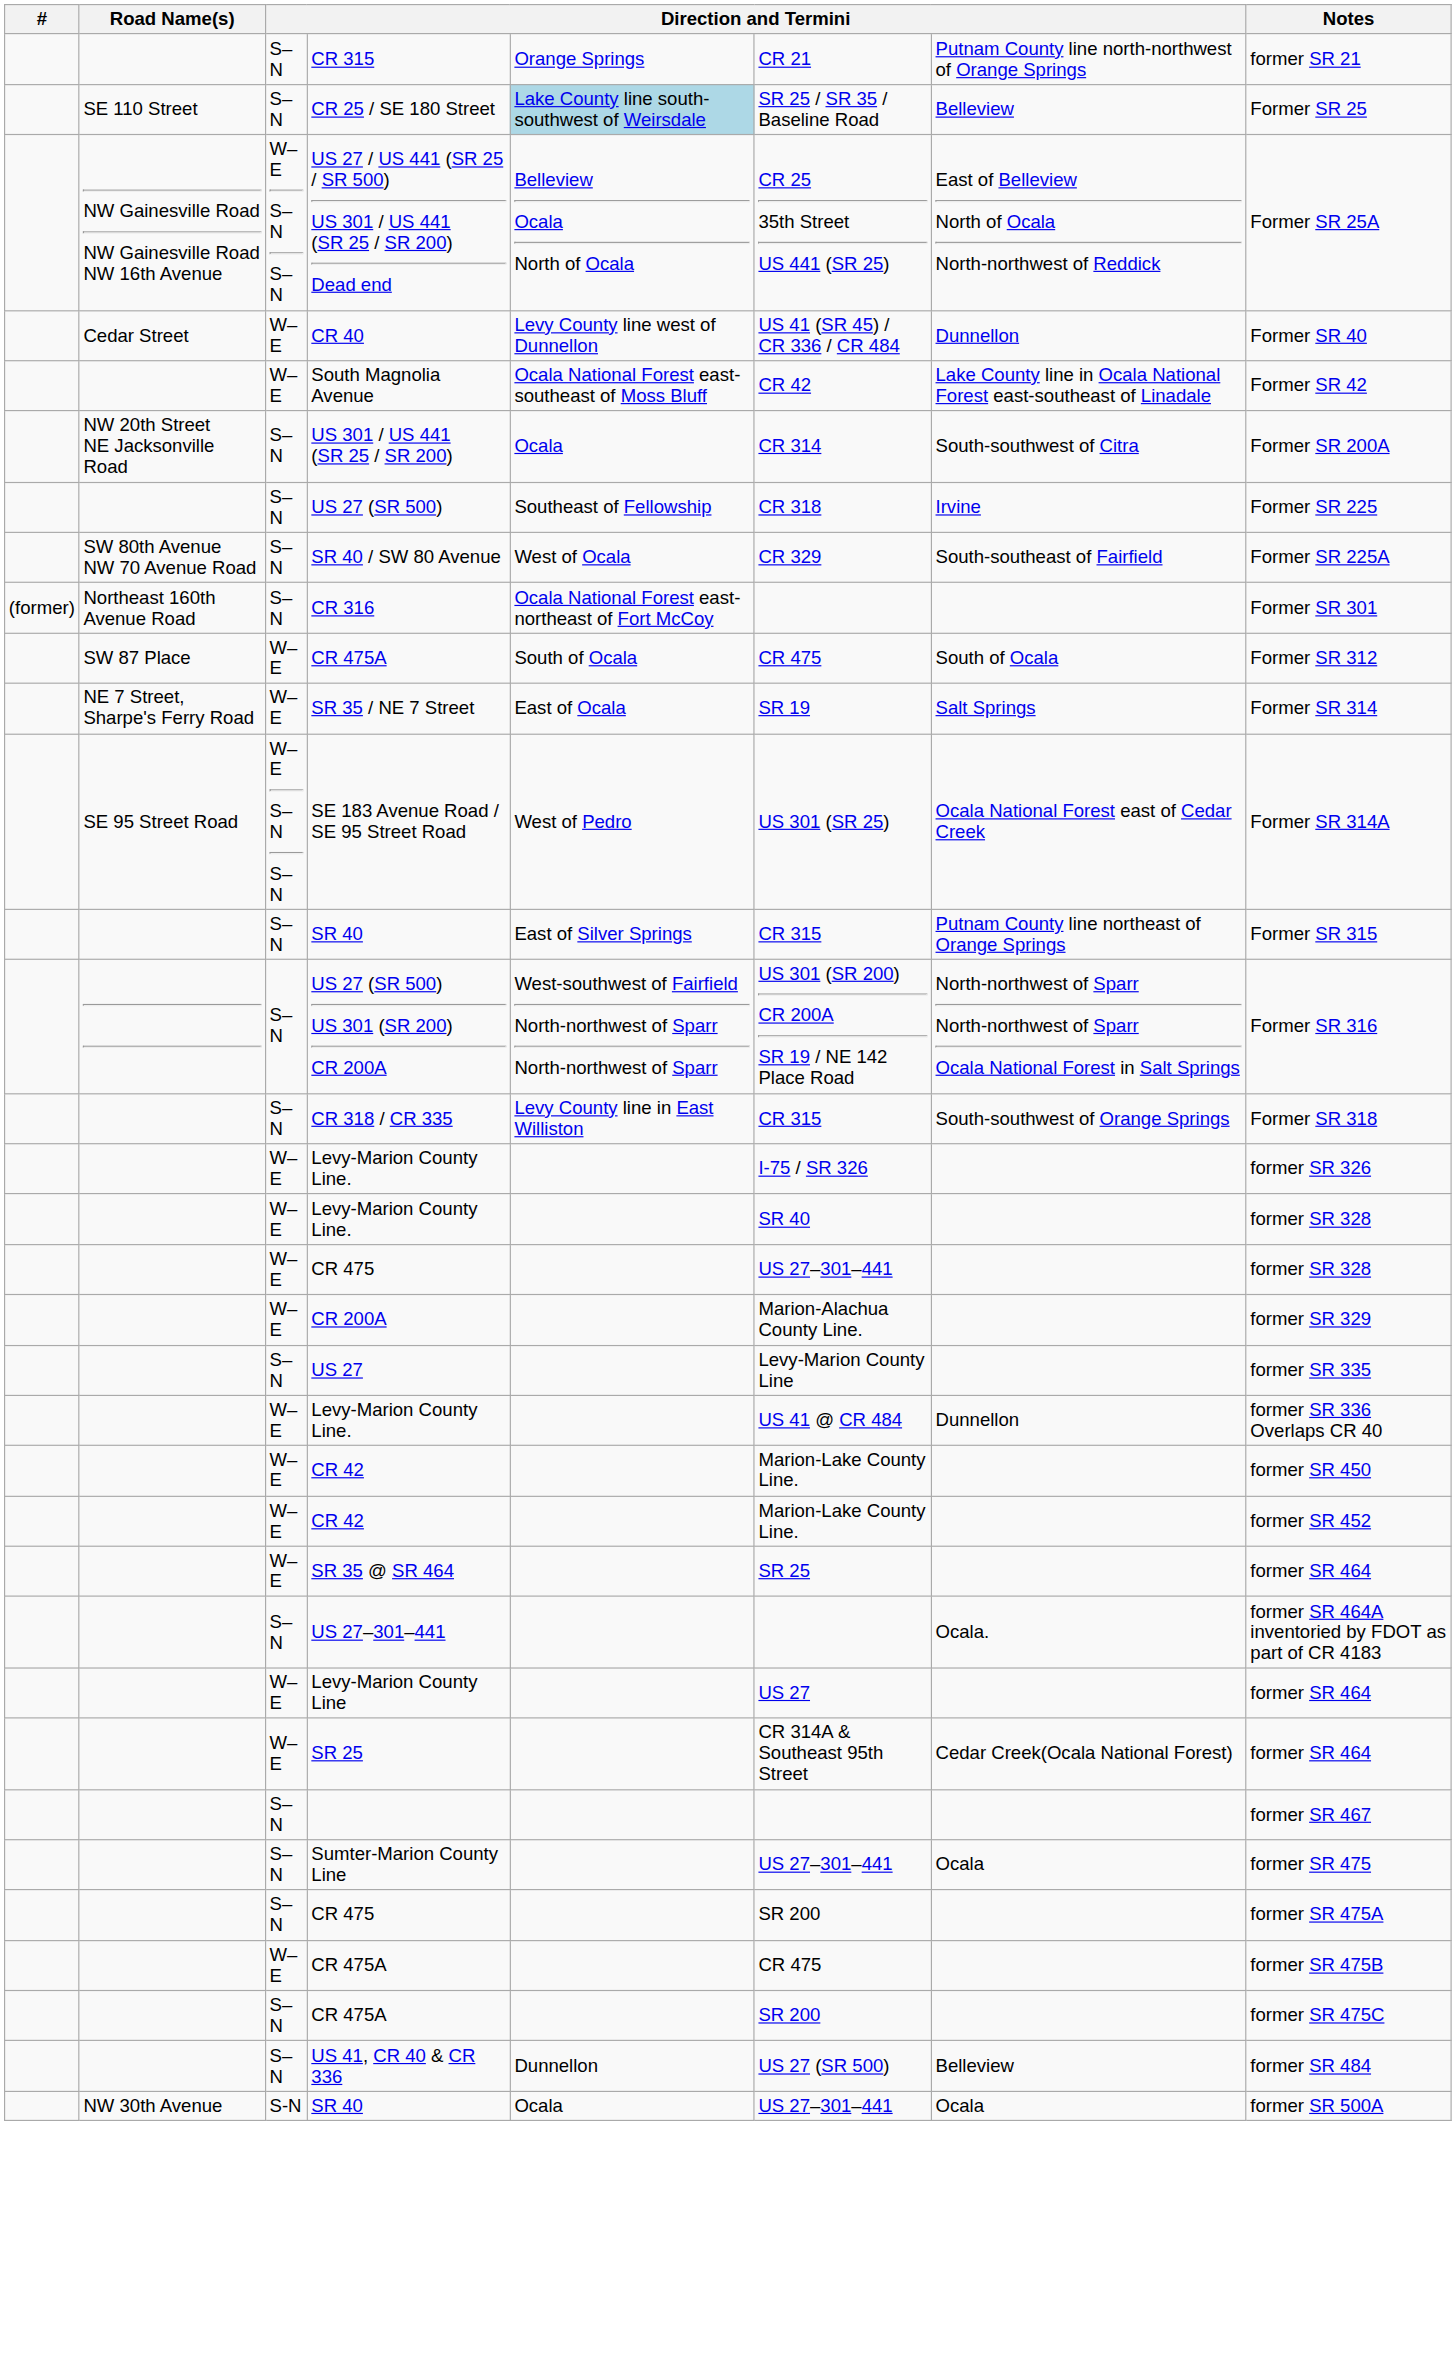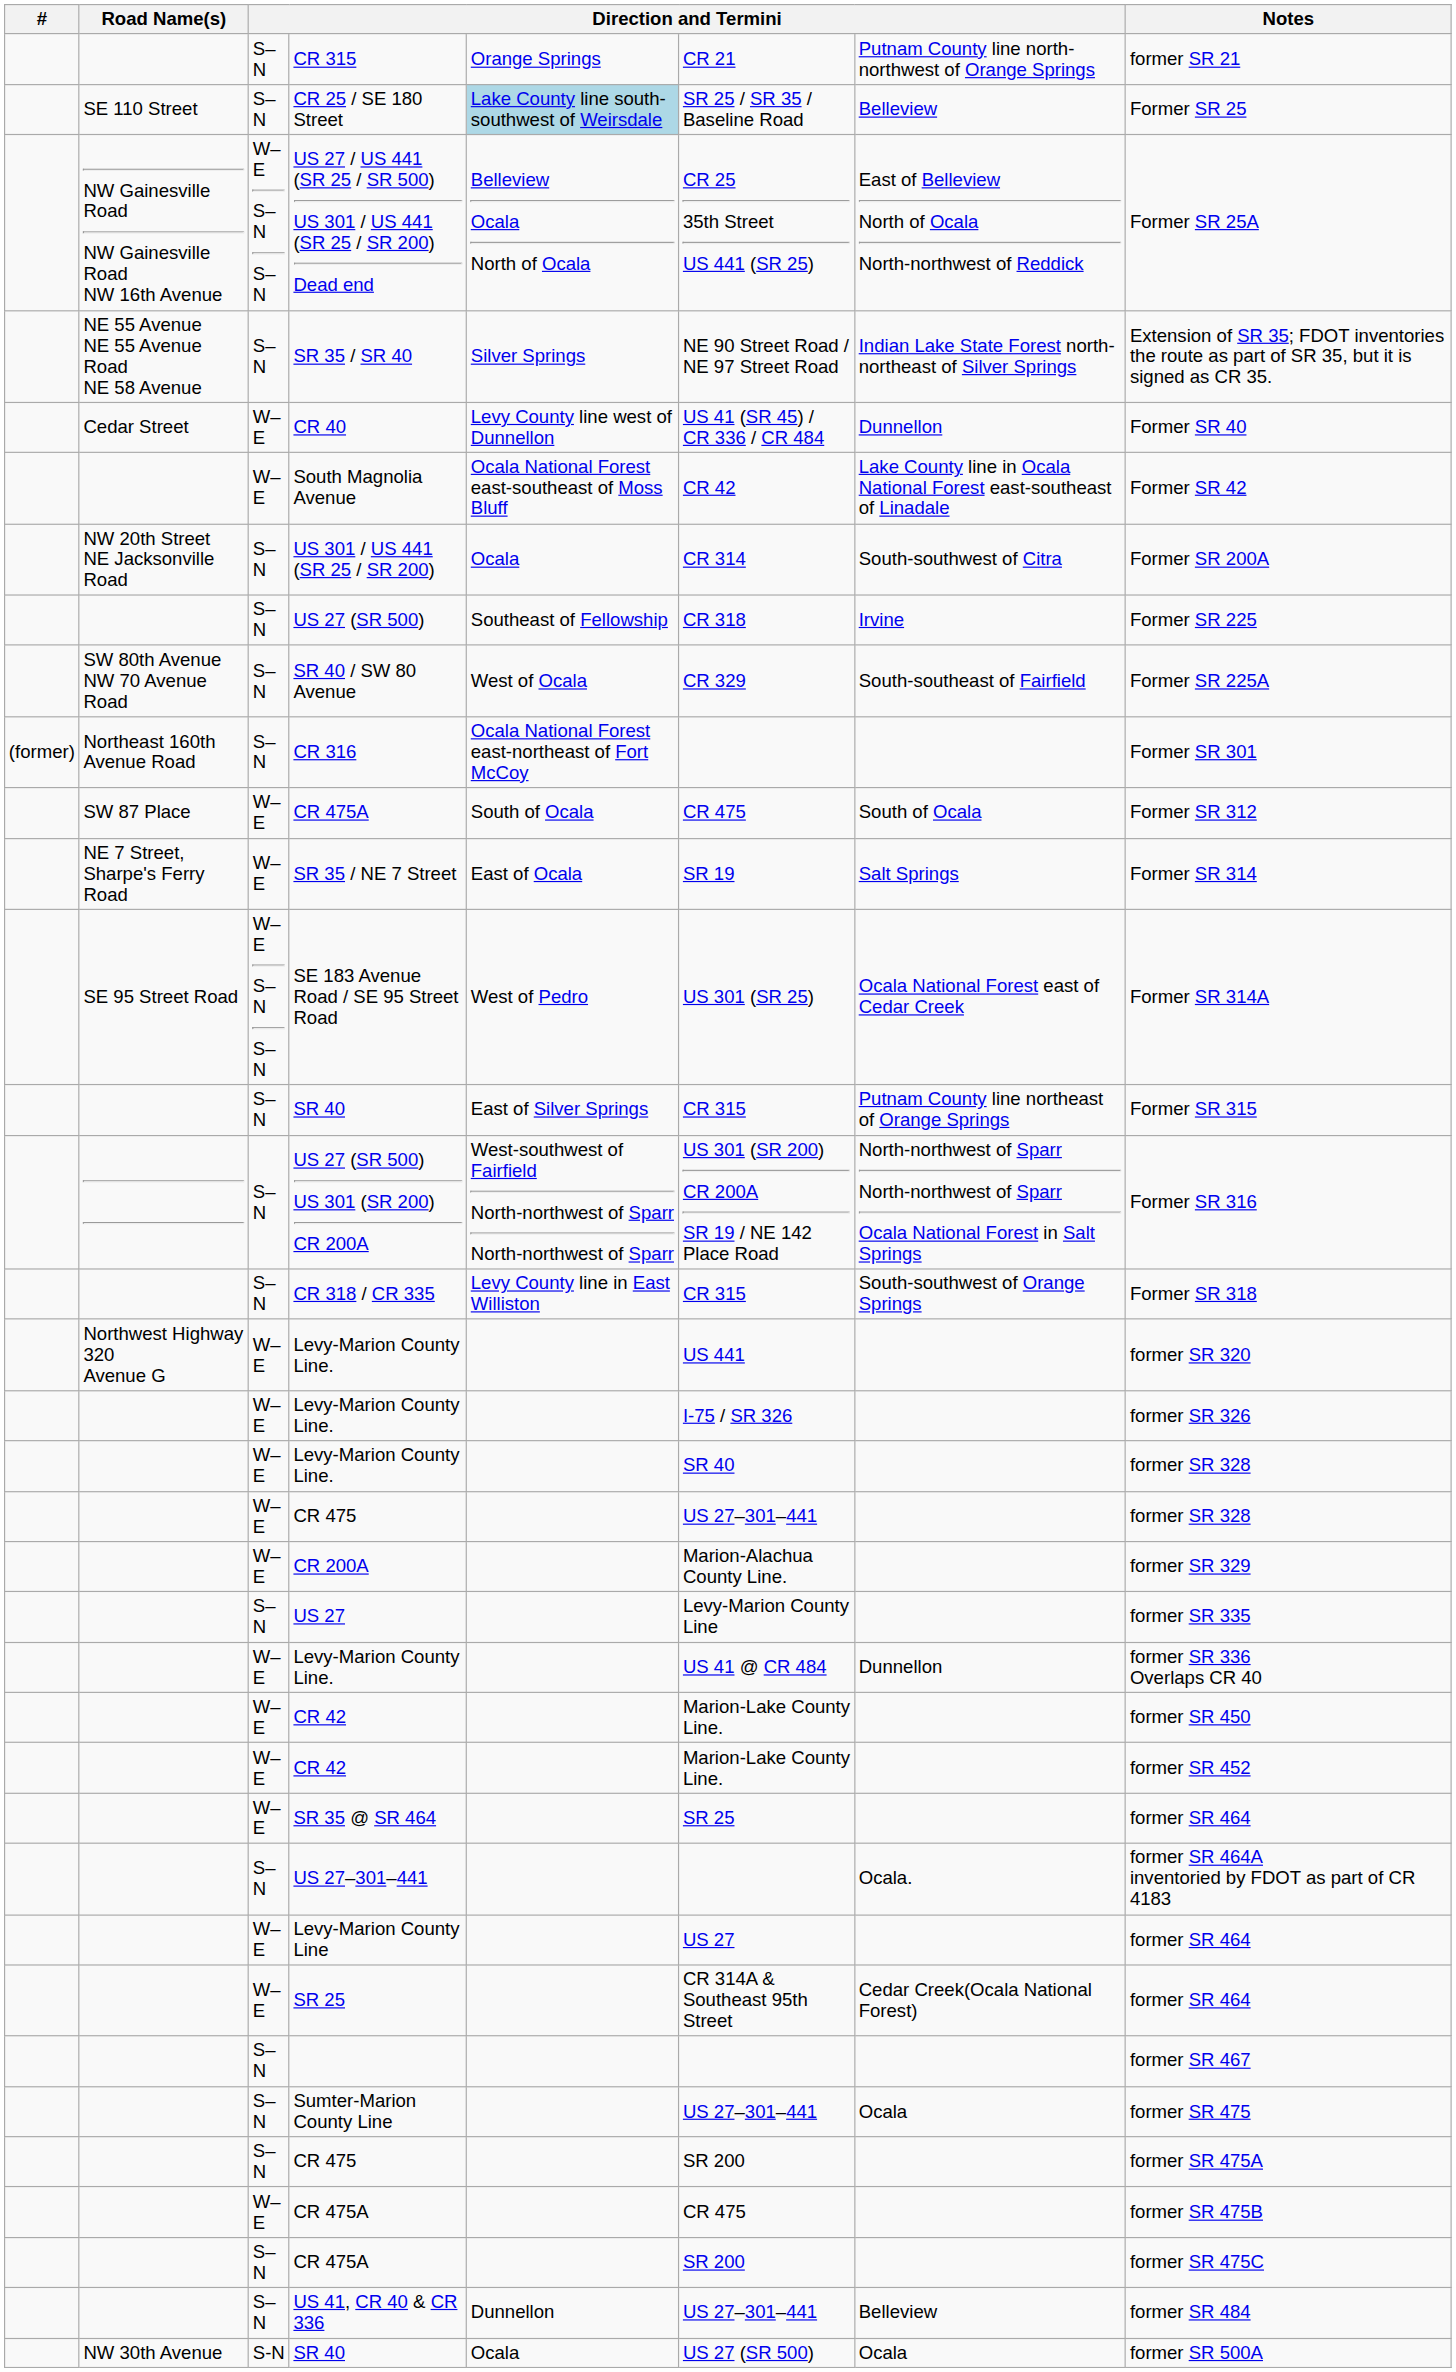+ row: (143, 356)
+ row: (163, 1354)
(824, 2065) US 27 (SR 500) -> (750, 2312) US 27–301–441
(826, 2105) US 27–301–441 -> (748, 2352) US 27 (SR 500)
